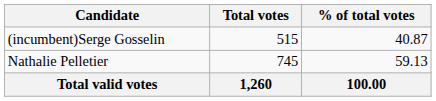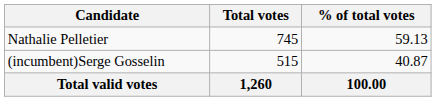rows swapped: (58, 61) <-> (86, 38)
